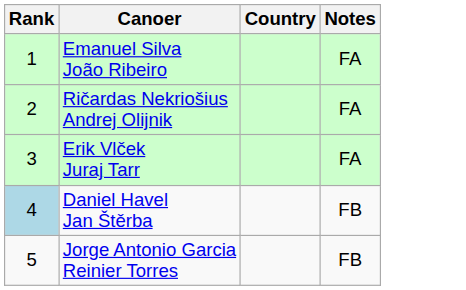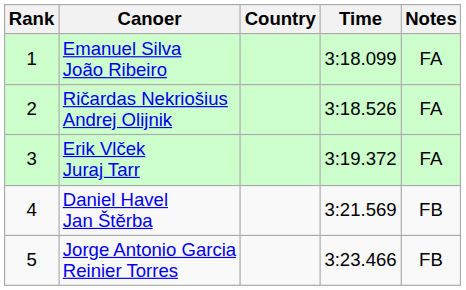+ column: (361, 19)
(32, 210) lightblue background -> (32, 210) no background
